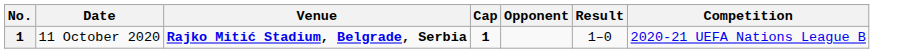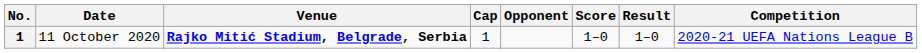+ column: (596, 16)
(486, 38) bold -> (486, 38) normal
